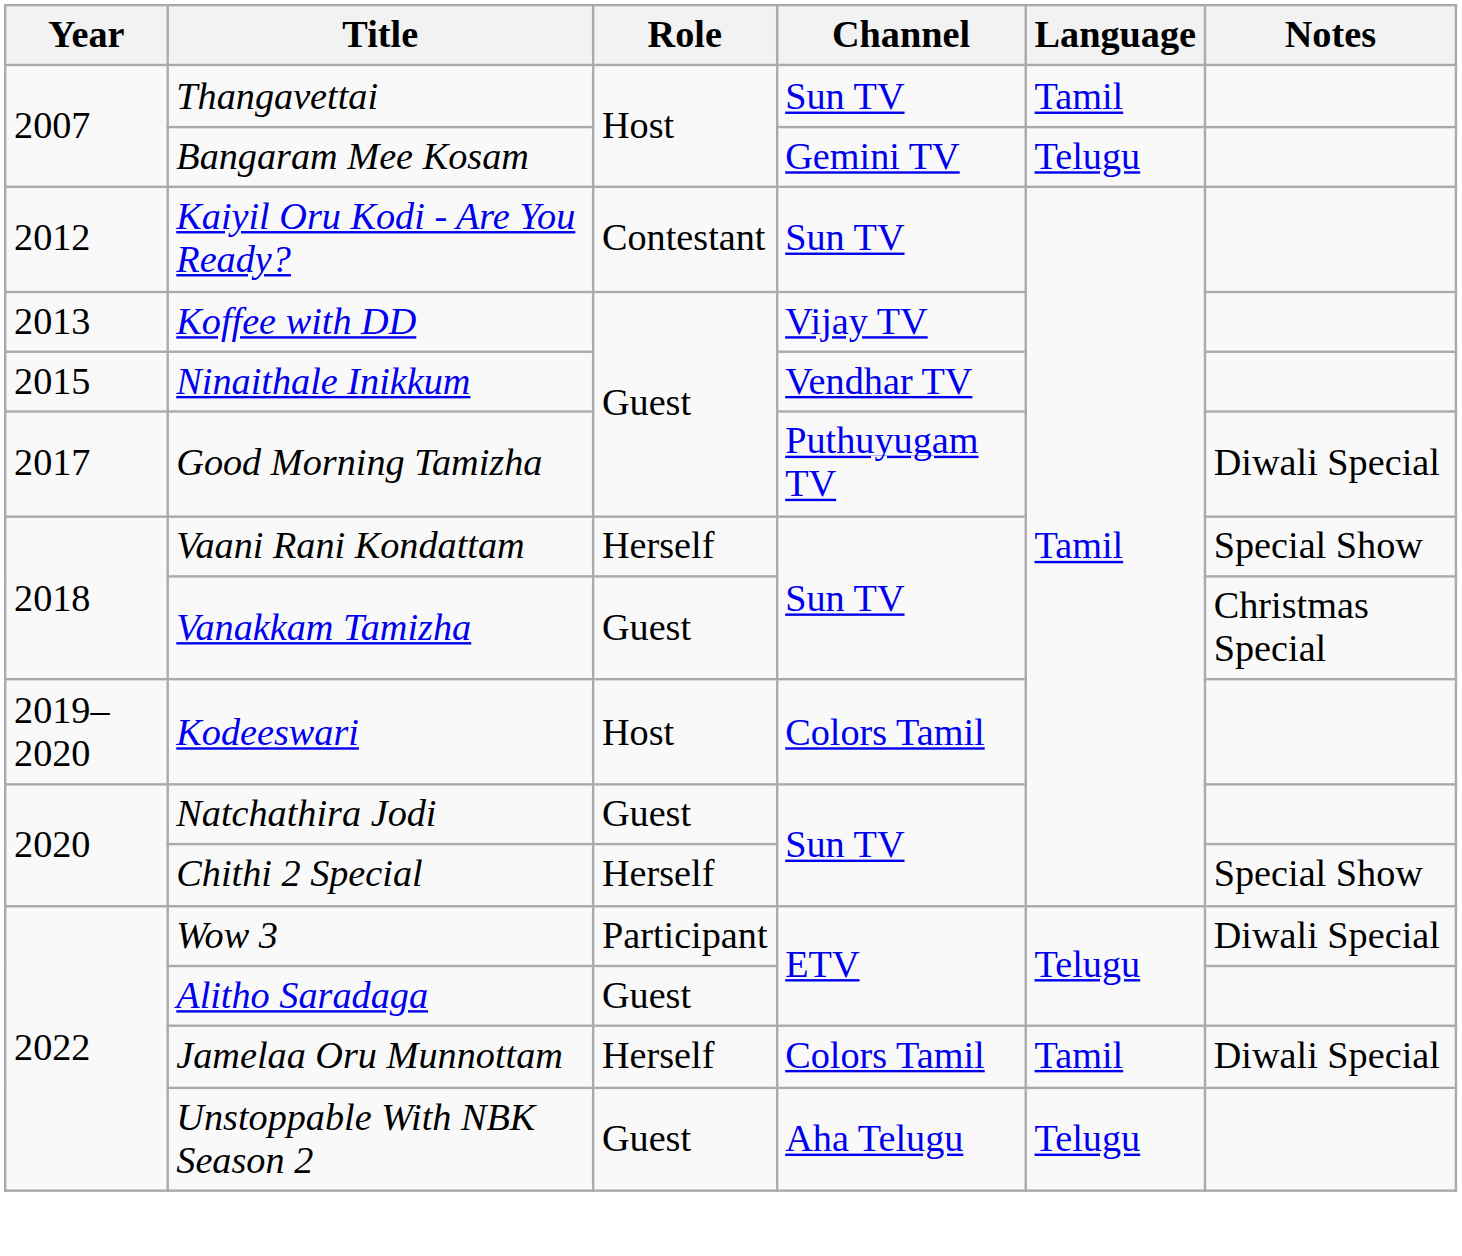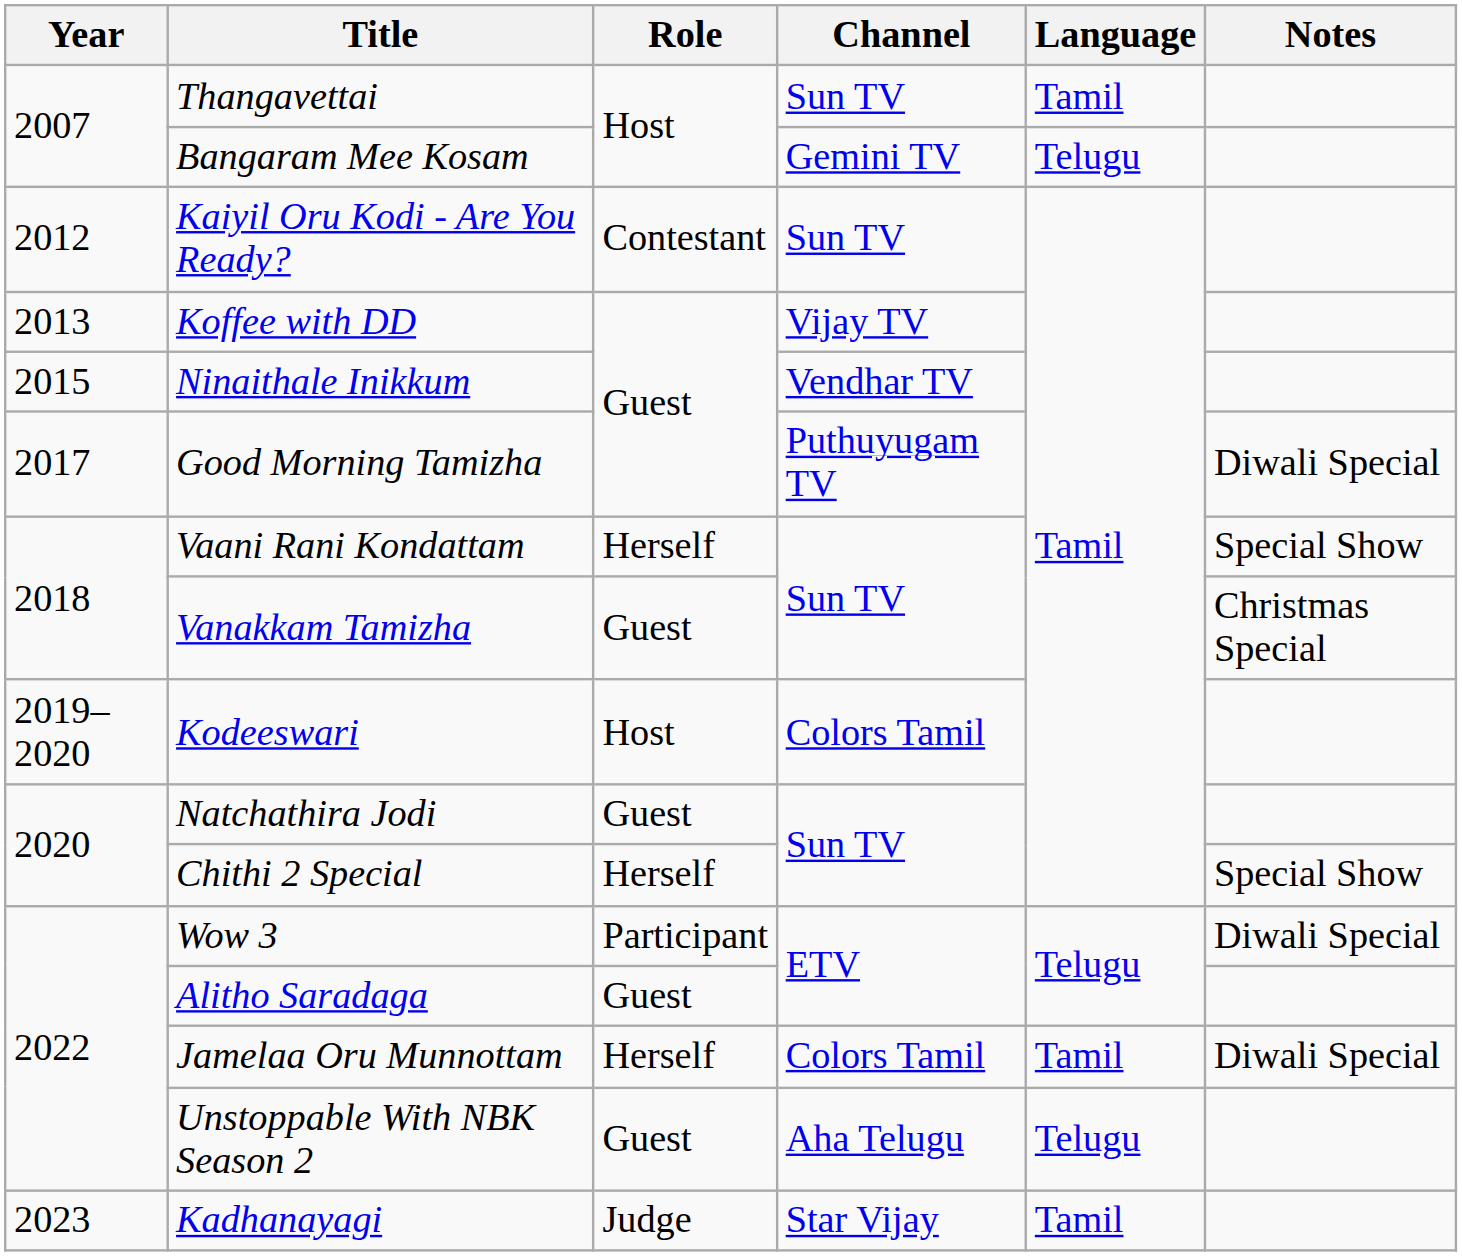+ row: (279, 1220)
